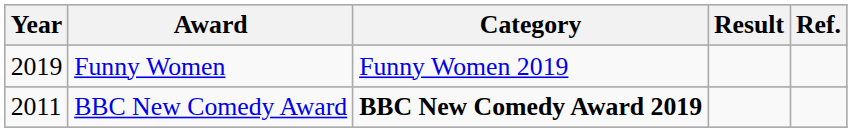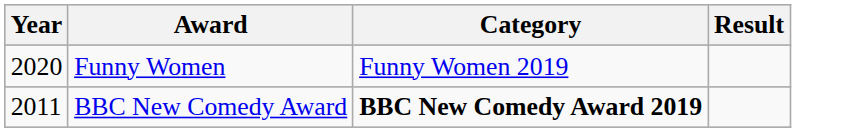- column: (819, 24)
(37, 65) 2019 -> (37, 65) 2020
